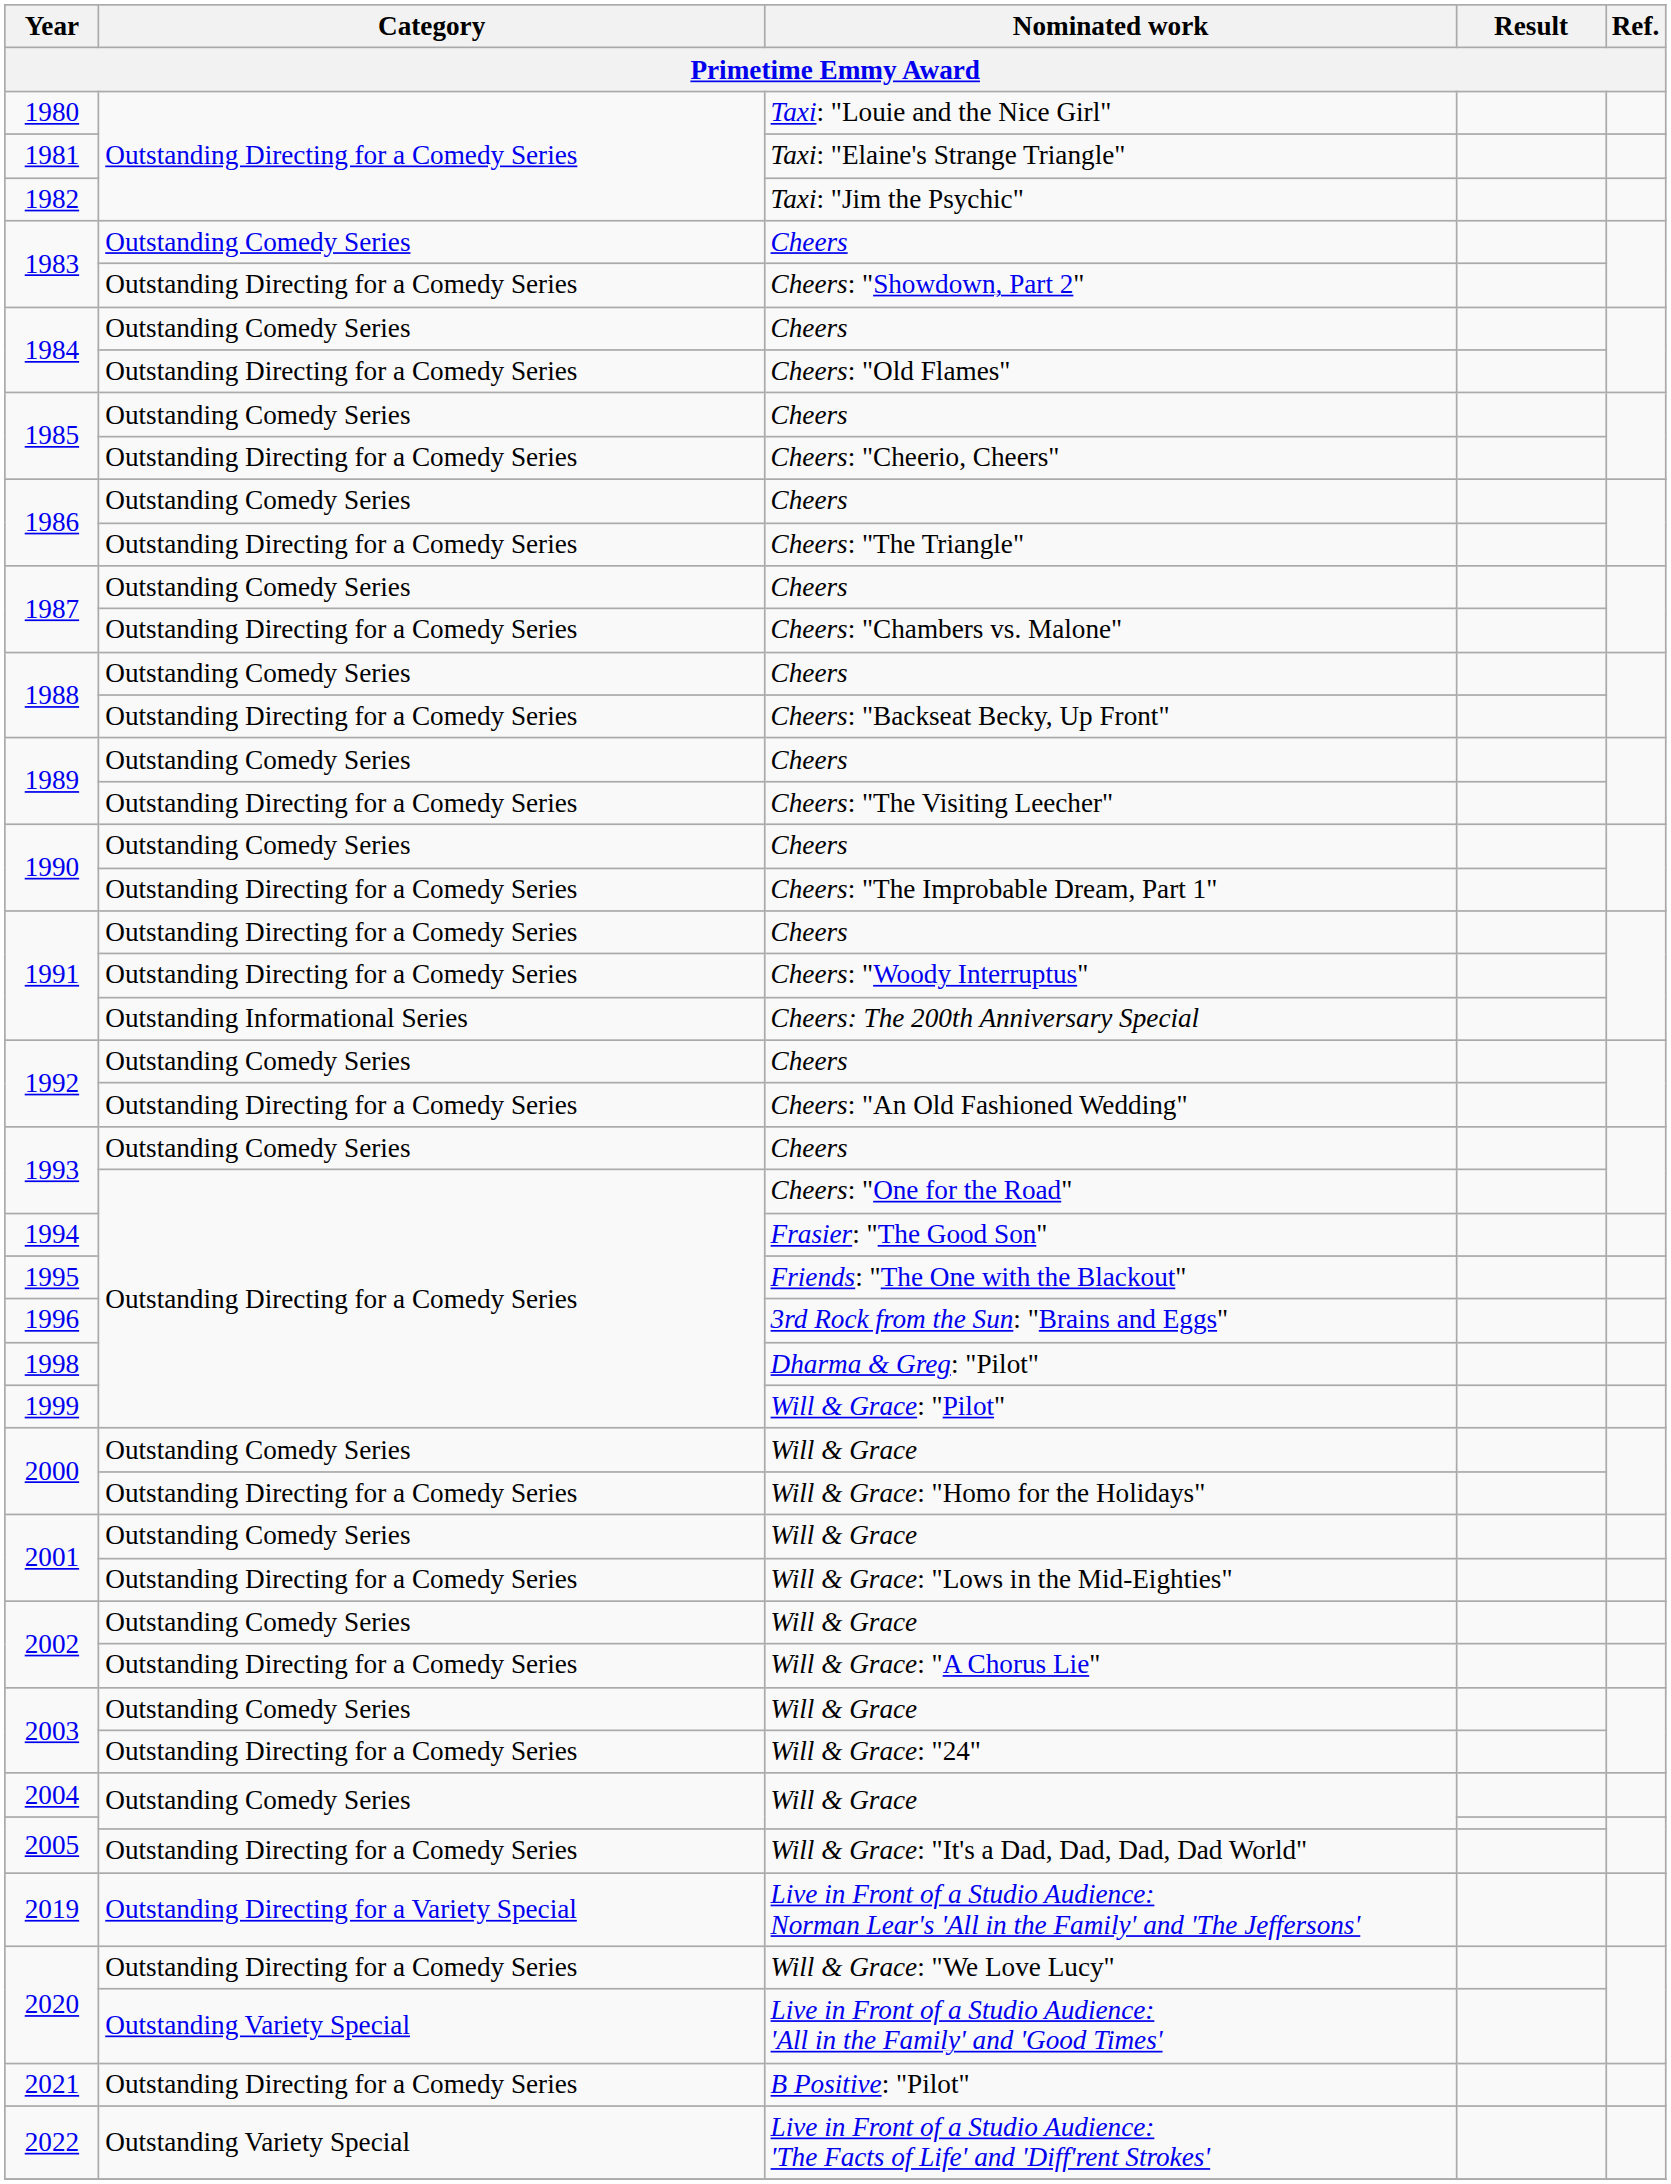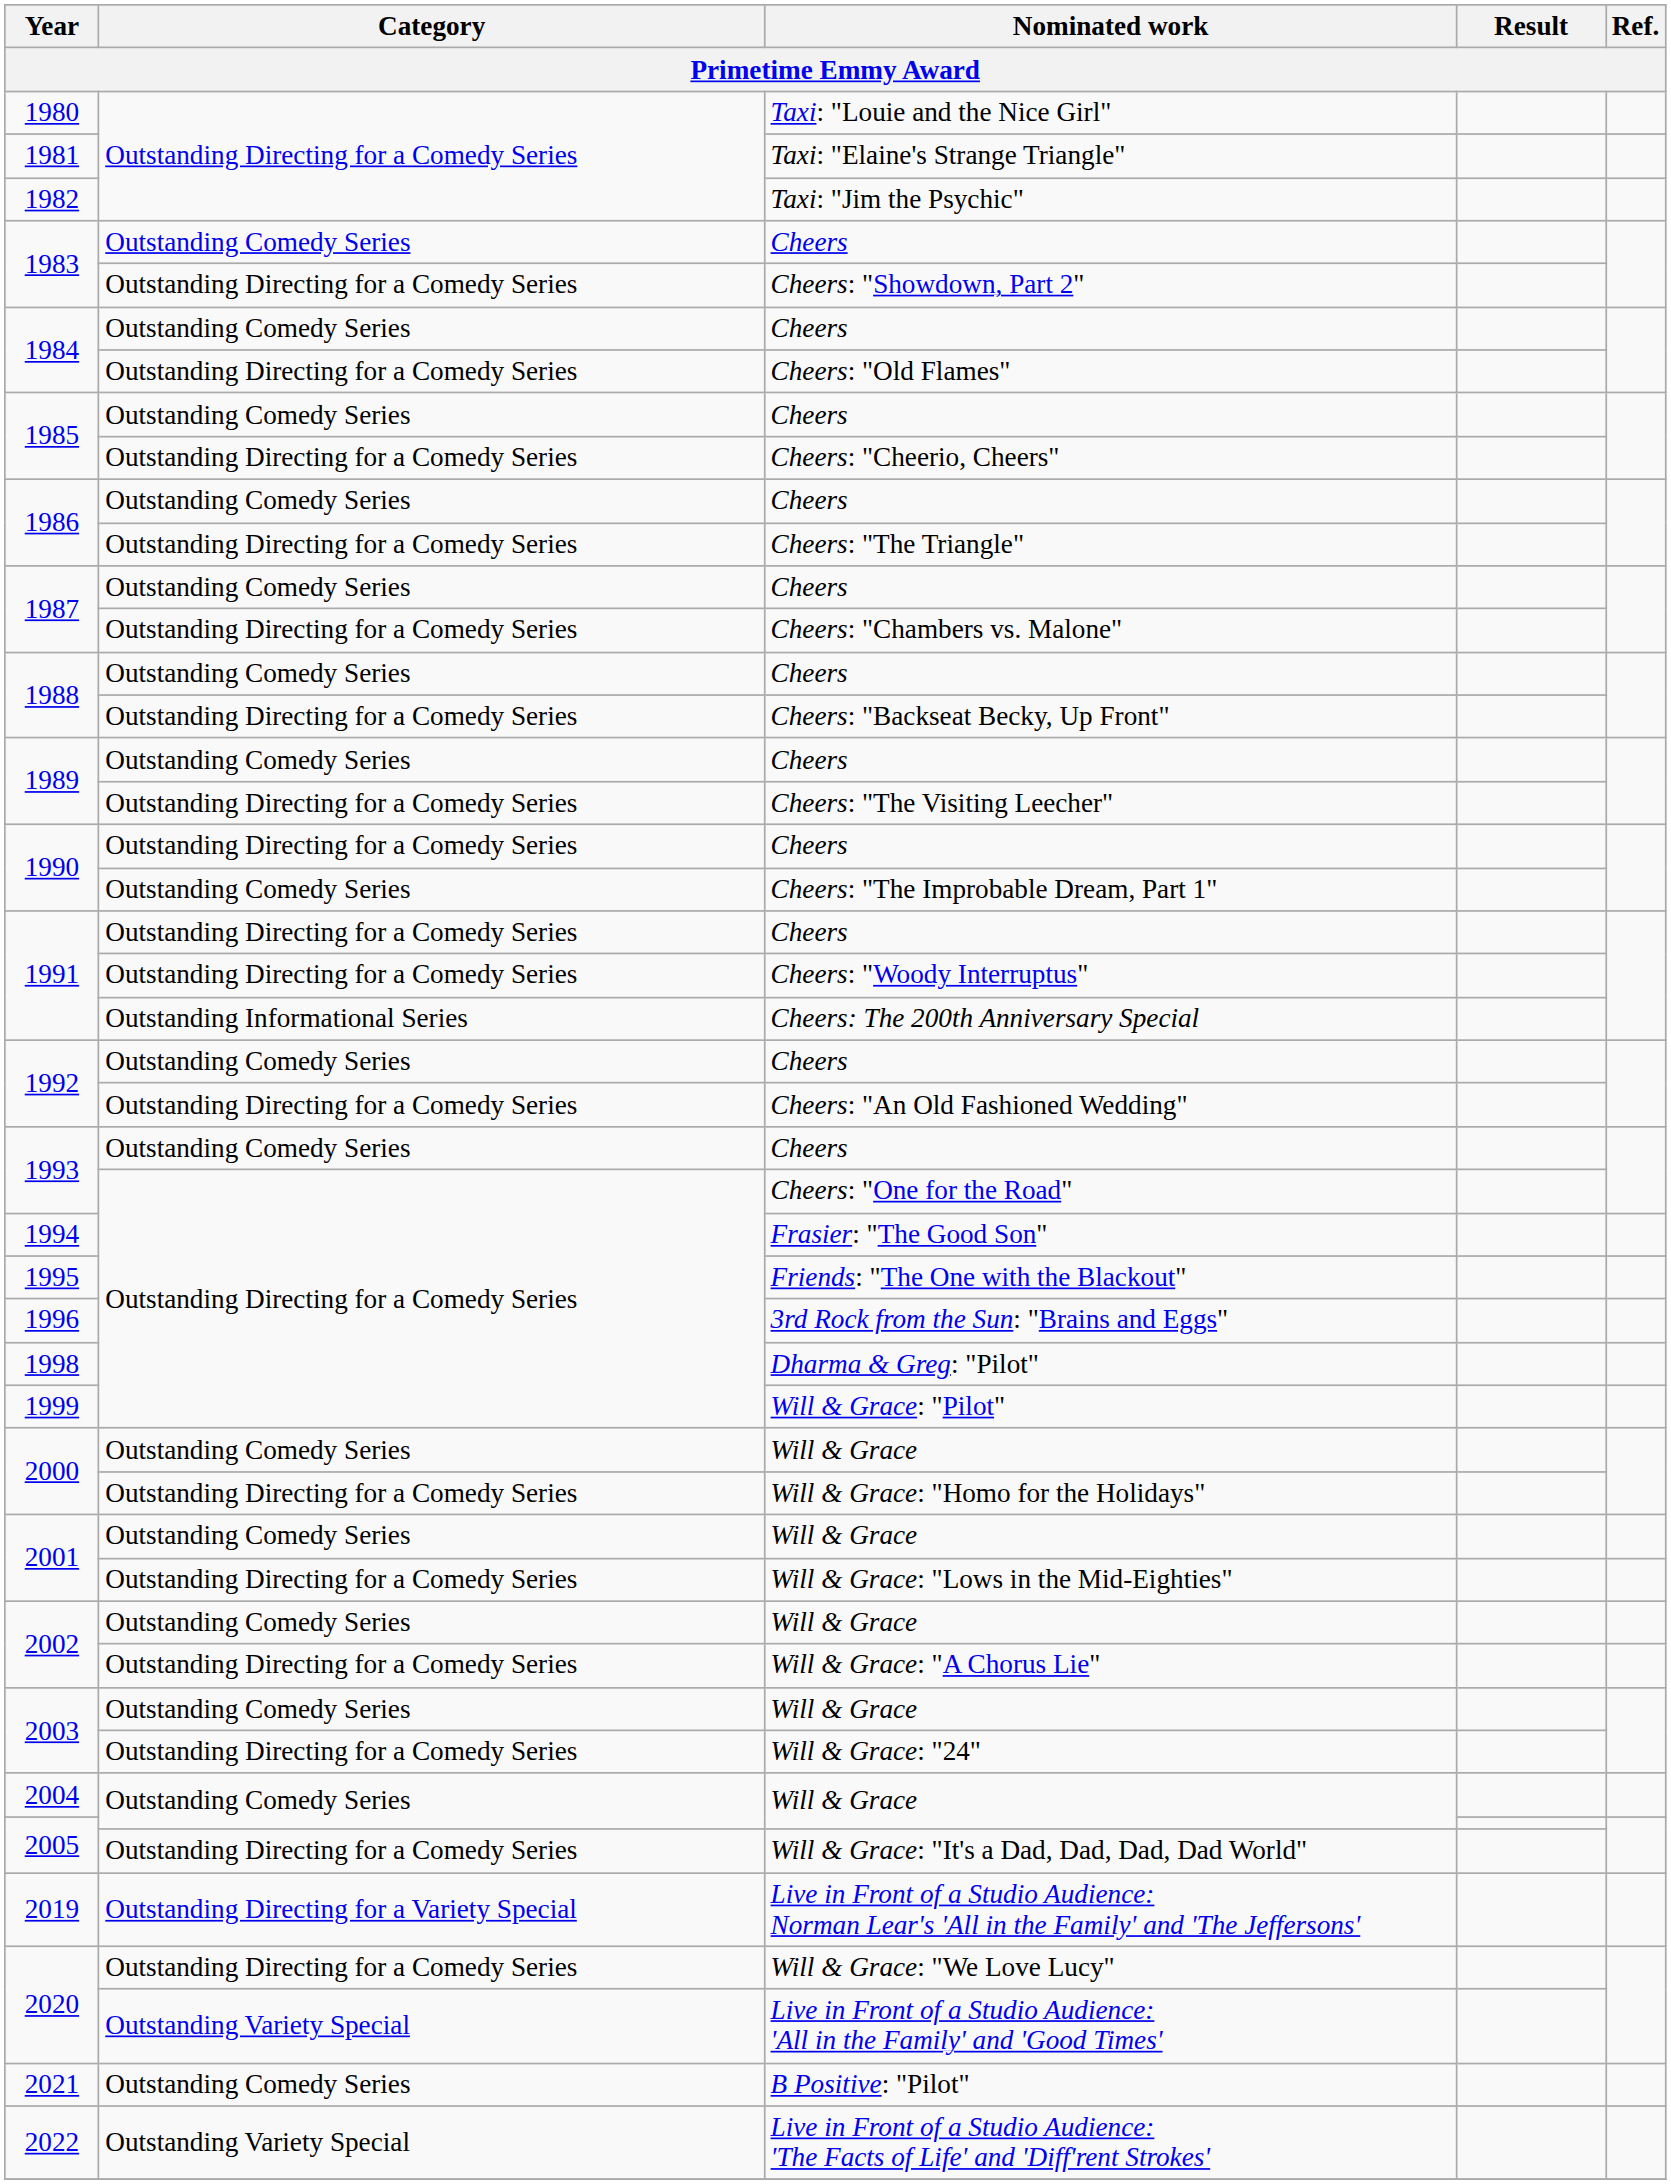(258, 845) Outstanding Comedy Series -> (341, 845) Outstanding Directing for a Comedy Series
(341, 888) Outstanding Directing for a Comedy Series -> (258, 888) Outstanding Comedy Series
(341, 2084) Outstanding Directing for a Comedy Series -> (258, 2084) Outstanding Comedy Series
